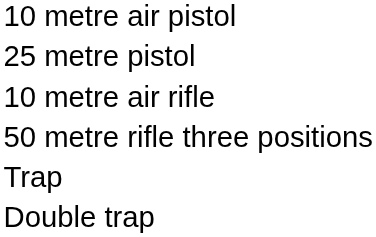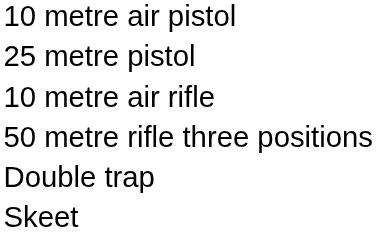- row: (33, 177)
+ row: (41, 217)
